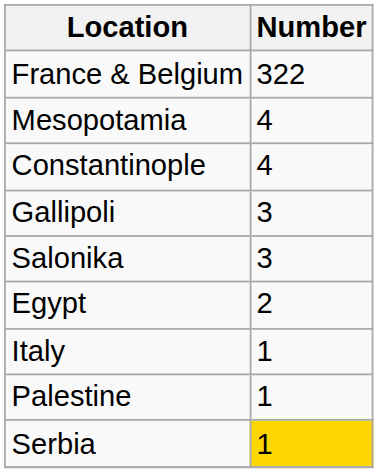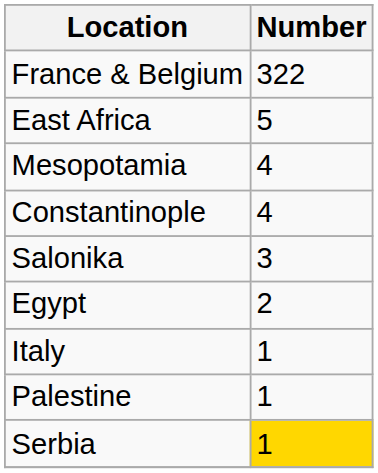+ row: (81, 119)
- row: (63, 212)
